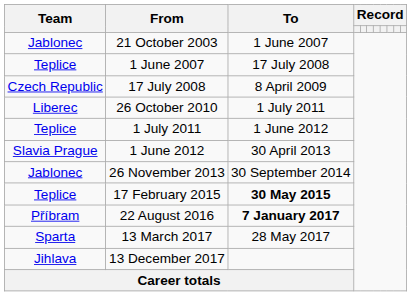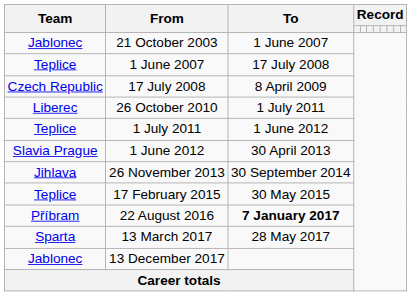(55, 172) Jablonec -> (55, 172) Jihlava
(291, 194) bold -> (291, 194) normal
(55, 258) Jihlava -> (55, 258) Jablonec
